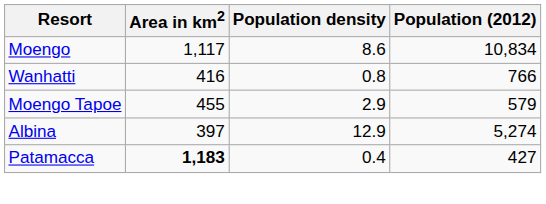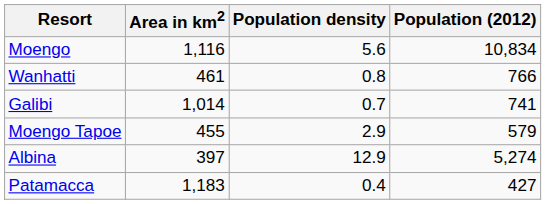(204, 49) 1,117 -> (204, 49) 1,116
(374, 49) 8.6 -> (374, 49) 5.6
(211, 77) 416 -> (211, 77) 461
+ row: (30, 104)
(203, 158) bold -> (203, 185) normal
